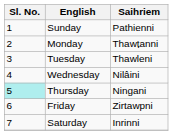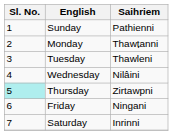(129, 91) Ningani -> (133, 91) Zirtawpni
(133, 106) Zirtawpni -> (129, 106) Ningani
